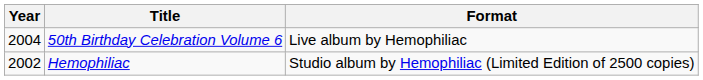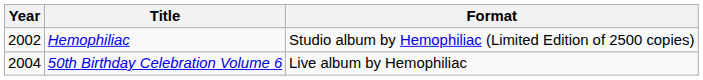rows swapped: (89, 63) <-> (165, 39)
